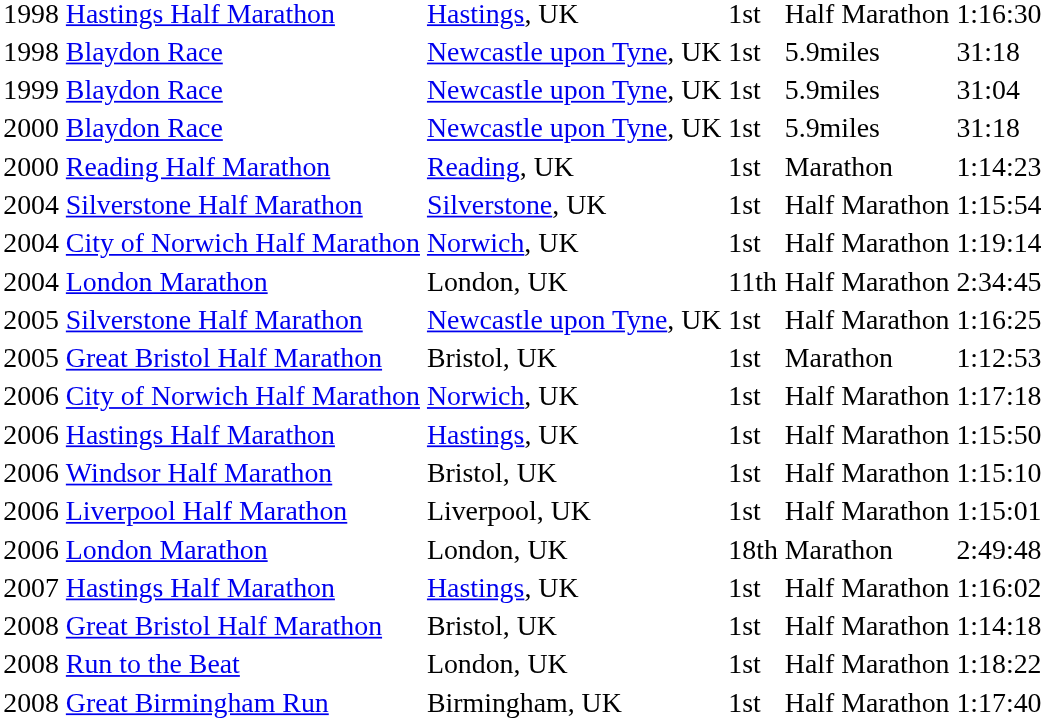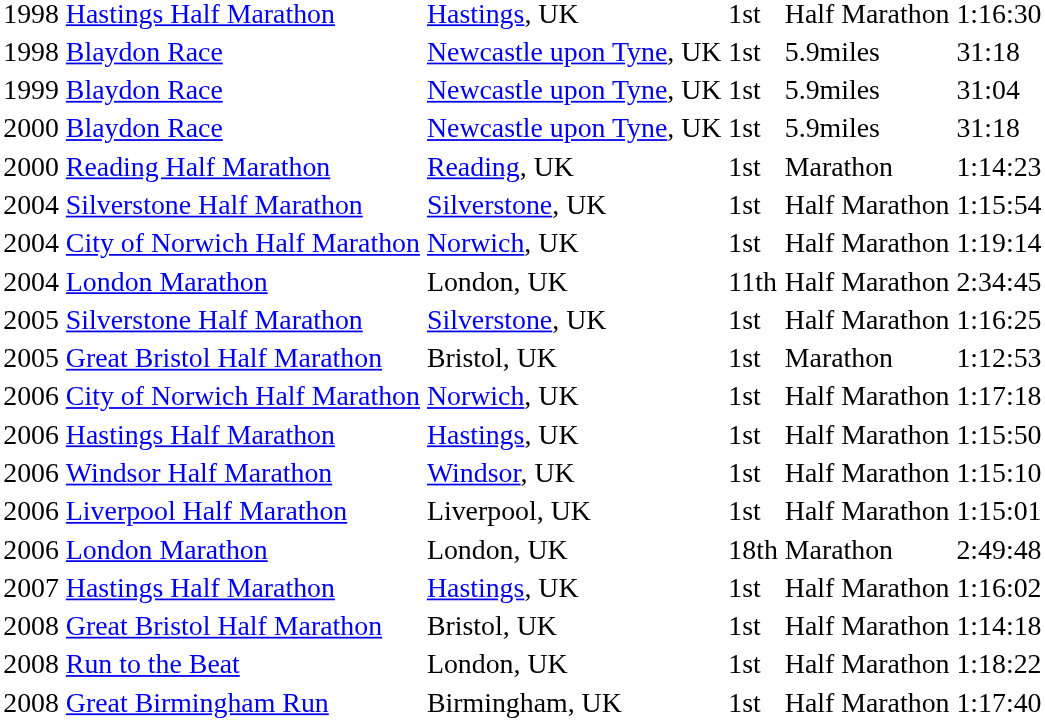(574, 319) Newcastle upon Tyne, UK -> (517, 319) Silverstone, UK
(492, 472) Bristol, UK -> (501, 472) Windsor, UK
